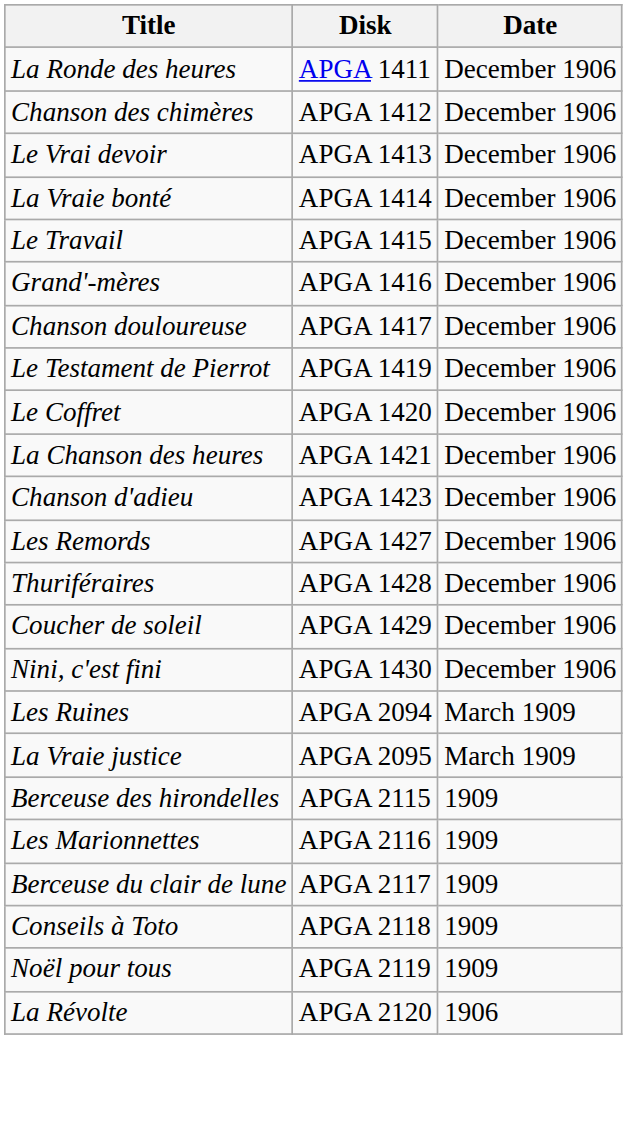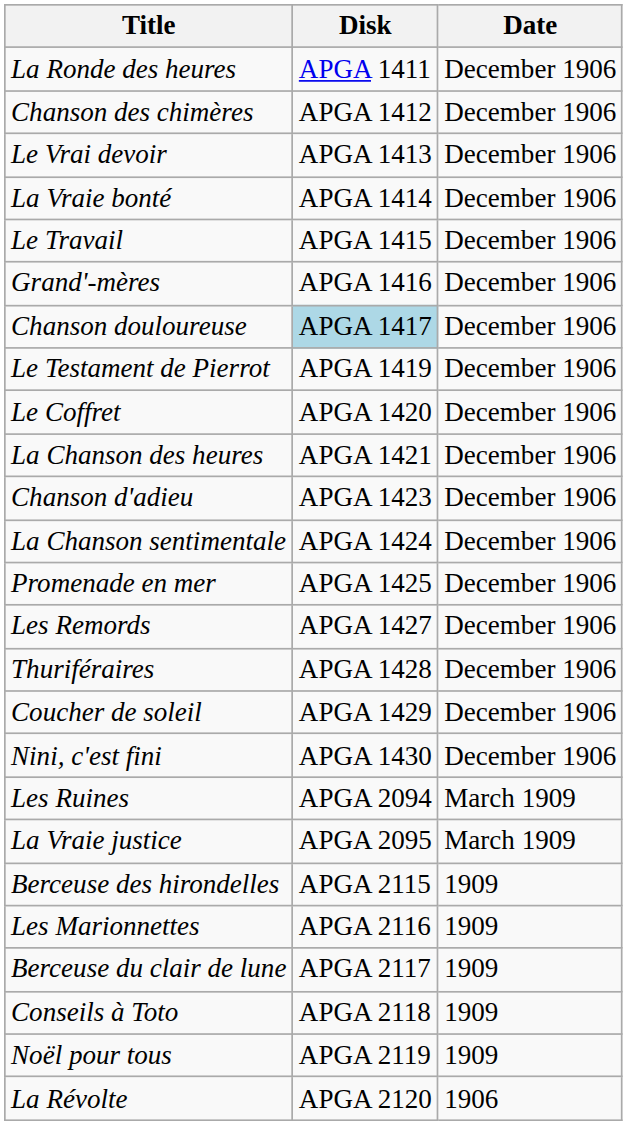(365, 326) no background -> (365, 326) lightblue background
+ row: (149, 540)
+ row: (113, 583)
